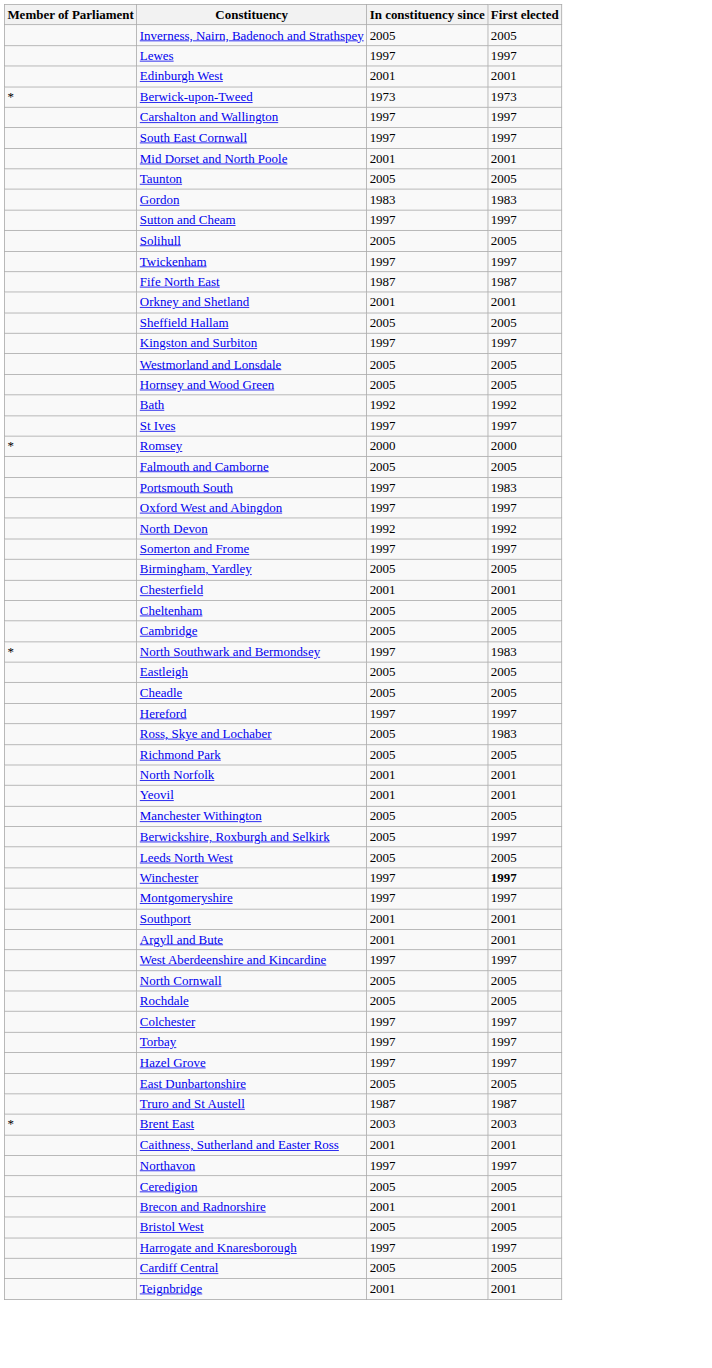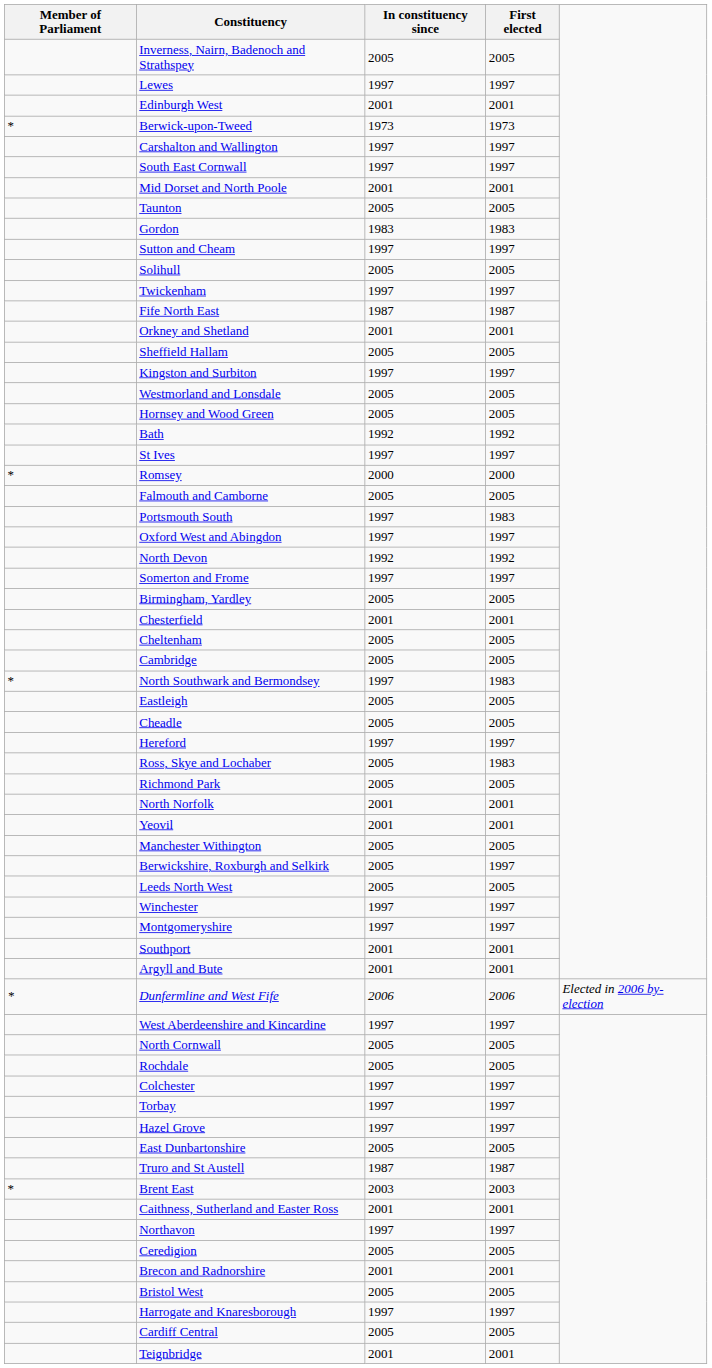(504, 878) bold -> (502, 907) normal
+ row: (209, 996)
